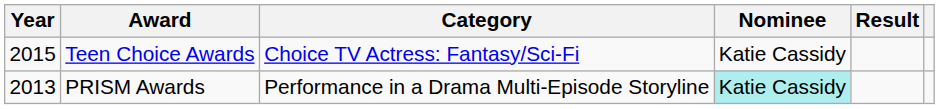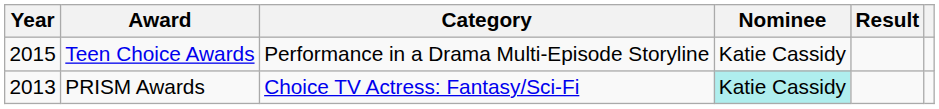(422, 53) Choice TV Actress: Fantasy/Sci-Fi -> (487, 53) Performance in a Drama Multi-Episode Storyline
(487, 86) Performance in a Drama Multi-Episode Storyline -> (422, 86) Choice TV Actress: Fantasy/Sci-Fi
